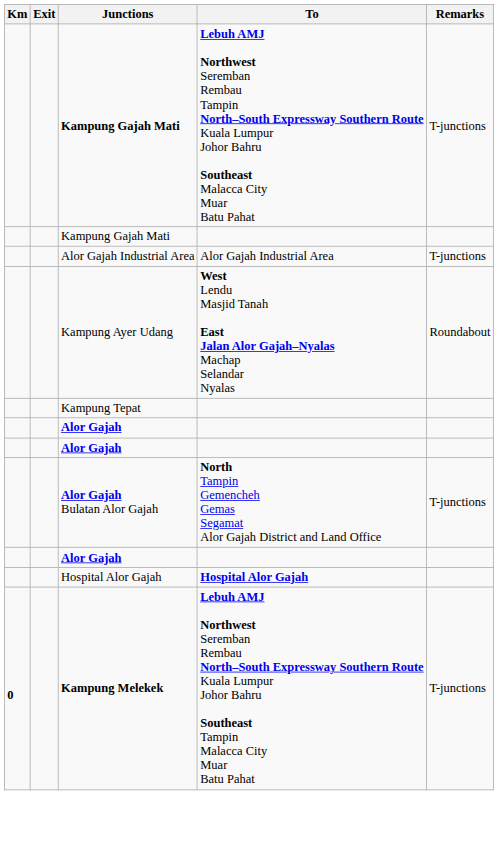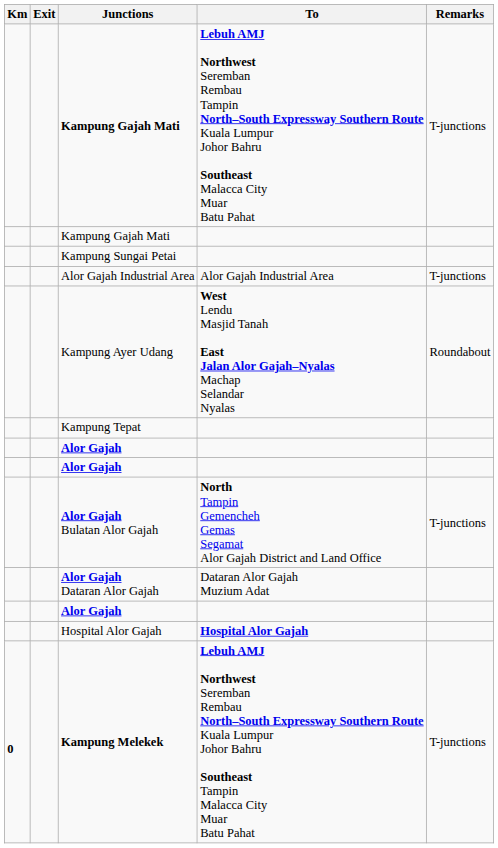+ row: (119, 256)
+ row: (110, 584)
